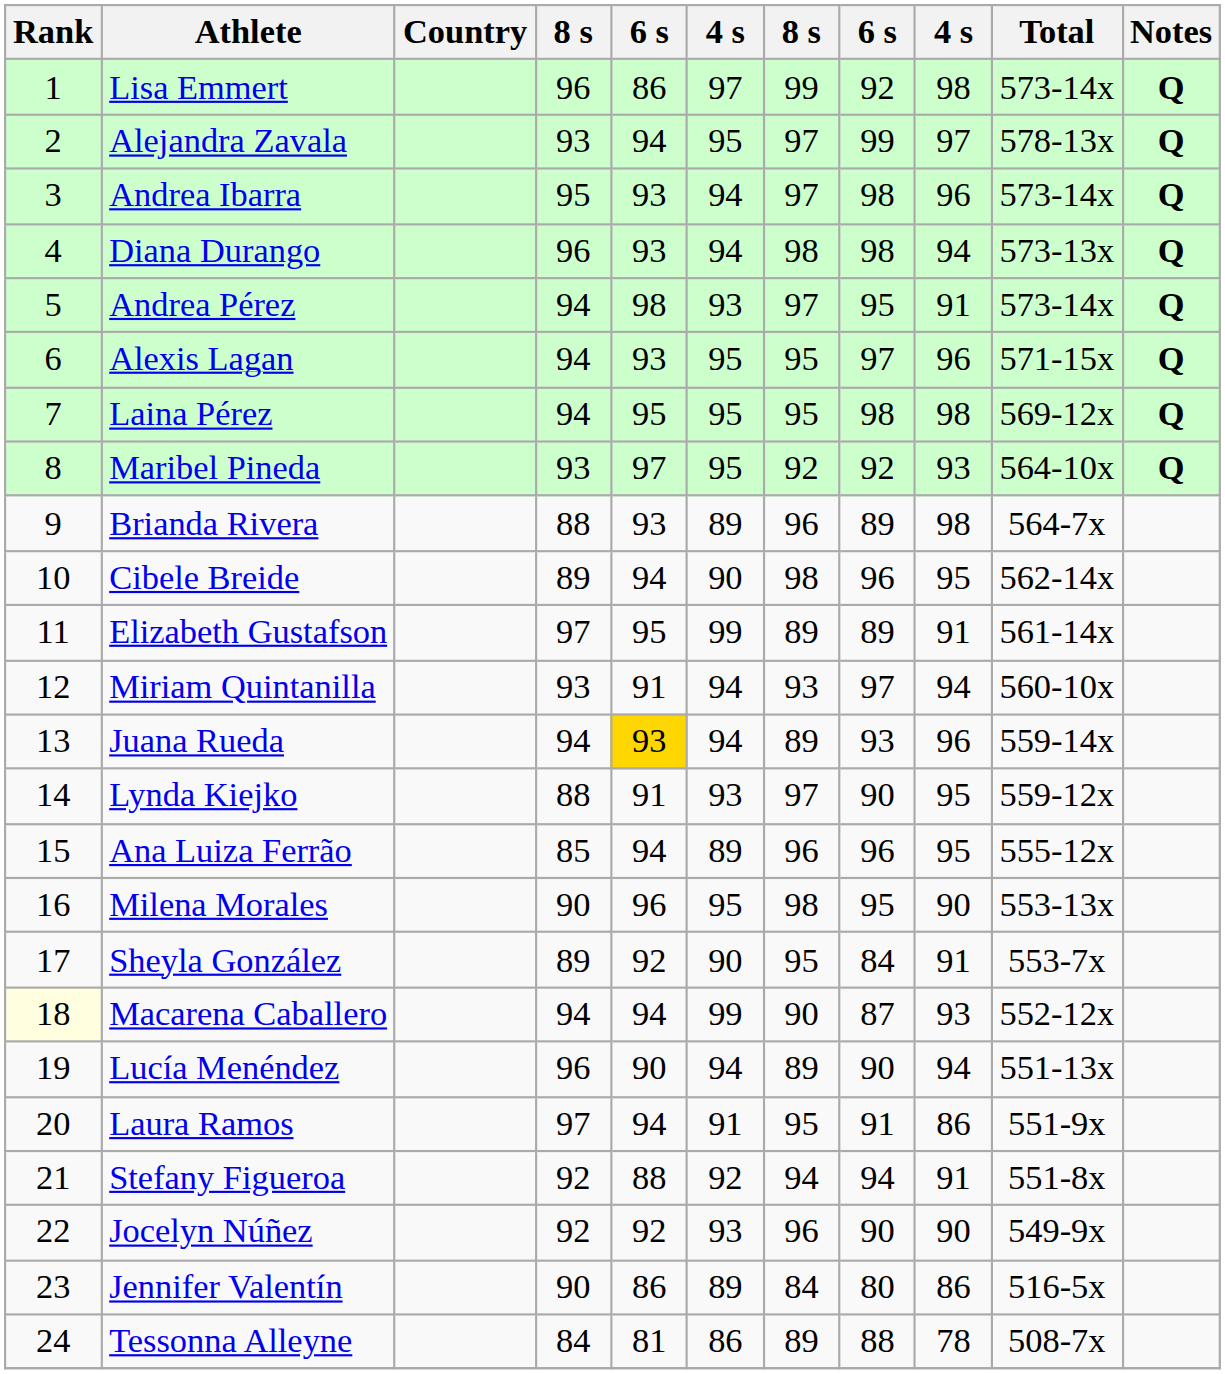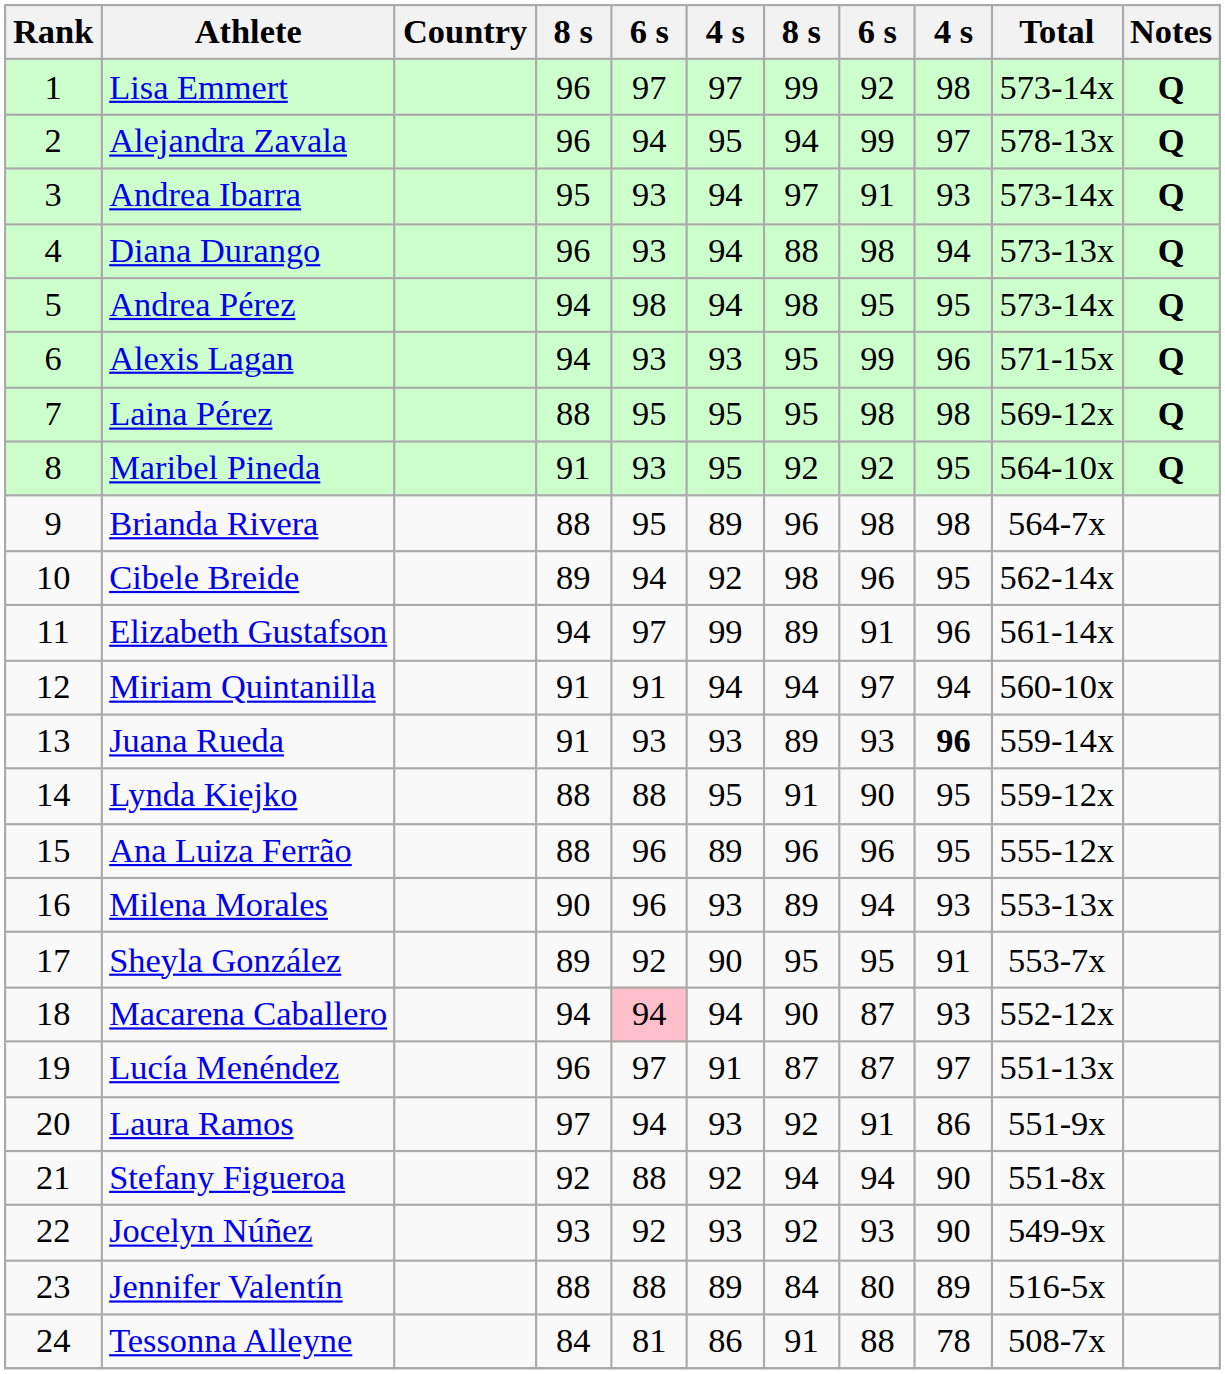(649, 86) 86 -> (649, 86) 97
(573, 140) 93 -> (573, 140) 96
(801, 140) 97 -> (801, 140) 94
(877, 195) 98 -> (877, 195) 91
(953, 195) 96 -> (953, 195) 93
(801, 250) 98 -> (801, 250) 88
(725, 304) 93 -> (725, 304) 94
(801, 304) 97 -> (801, 304) 98
(953, 304) 91 -> (953, 304) 95
(725, 359) 95 -> (725, 359) 93
(877, 359) 97 -> (877, 359) 99
(573, 413) 94 -> (573, 413) 88
(573, 468) 93 -> (573, 468) 91
(649, 468) 97 -> (649, 468) 93
(953, 468) 93 -> (953, 468) 95
(649, 522) 93 -> (649, 522) 95
(877, 522) 89 -> (877, 522) 98
(725, 577) 90 -> (725, 577) 92
(573, 631) 97 -> (573, 631) 94
(649, 631) 95 -> (649, 631) 97
(877, 631) 89 -> (877, 631) 91
(953, 631) 91 -> (953, 631) 96
(573, 686) 93 -> (573, 686) 91
(801, 686) 93 -> (801, 686) 94
(573, 741) 94 -> (573, 741) 91
(649, 741) gold background -> (649, 741) no background
(725, 741) 94 -> (725, 741) 93
(953, 741) normal -> (953, 741) bold
(649, 795) 91 -> (649, 795) 88
(725, 795) 93 -> (725, 795) 95
(801, 795) 97 -> (801, 795) 91
(573, 850) 85 -> (573, 850) 88
(649, 850) 94 -> (649, 850) 96
(725, 904) 95 -> (725, 904) 93
(801, 904) 98 -> (801, 904) 89
(877, 904) 95 -> (877, 904) 94
(953, 904) 90 -> (953, 904) 93
(877, 959) 84 -> (877, 959) 95
(53, 1013) lightyellow background -> (53, 1013) no background
(649, 1013) no background -> (649, 1013) pink background
(725, 1013) 99 -> (725, 1013) 94
(649, 1068) 90 -> (649, 1068) 97
(725, 1068) 94 -> (725, 1068) 91
(801, 1068) 89 -> (801, 1068) 87
(877, 1068) 90 -> (877, 1068) 87
(953, 1068) 94 -> (953, 1068) 97
(725, 1122) 91 -> (725, 1122) 93
(801, 1122) 95 -> (801, 1122) 92
(953, 1177) 91 -> (953, 1177) 90
(573, 1232) 92 -> (573, 1232) 93
(801, 1232) 96 -> (801, 1232) 92
(877, 1232) 90 -> (877, 1232) 93
(573, 1286) 90 -> (573, 1286) 88
(649, 1286) 86 -> (649, 1286) 88
(953, 1286) 86 -> (953, 1286) 89
(801, 1341) 89 -> (801, 1341) 91
